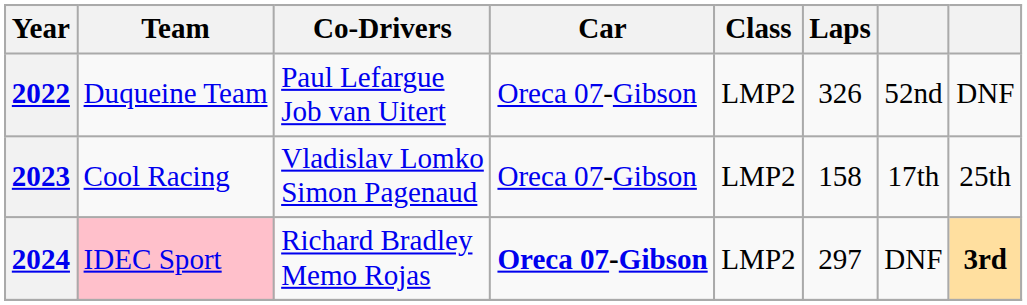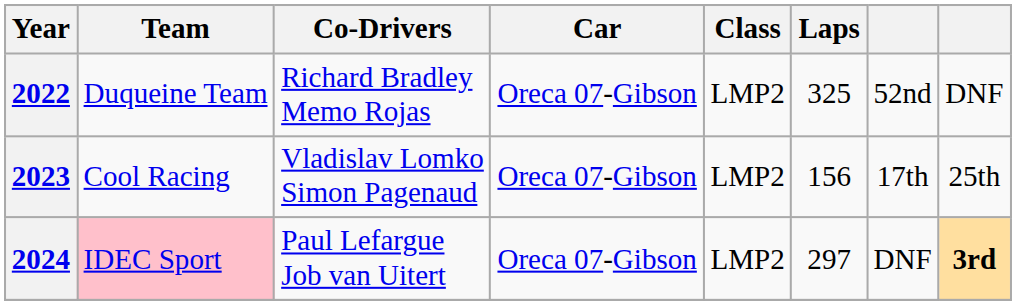(363, 94) Paul Lefargue Job van Uitert -> (377, 94) Richard Bradley Memo Rojas
(840, 94) 326 -> (829, 94) 325
(840, 176) 158 -> (829, 176) 156
(377, 258) Richard Bradley Memo Rojas -> (363, 258) Paul Lefargue Job van Uitert
(603, 258) bold -> (597, 258) normal
